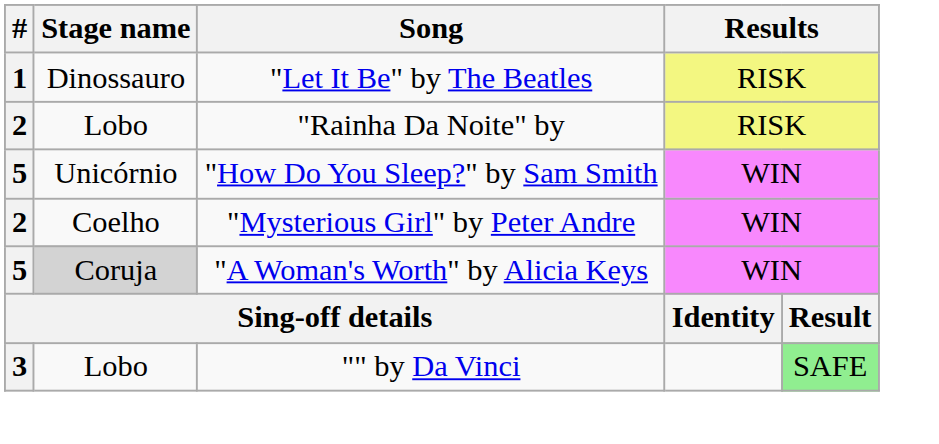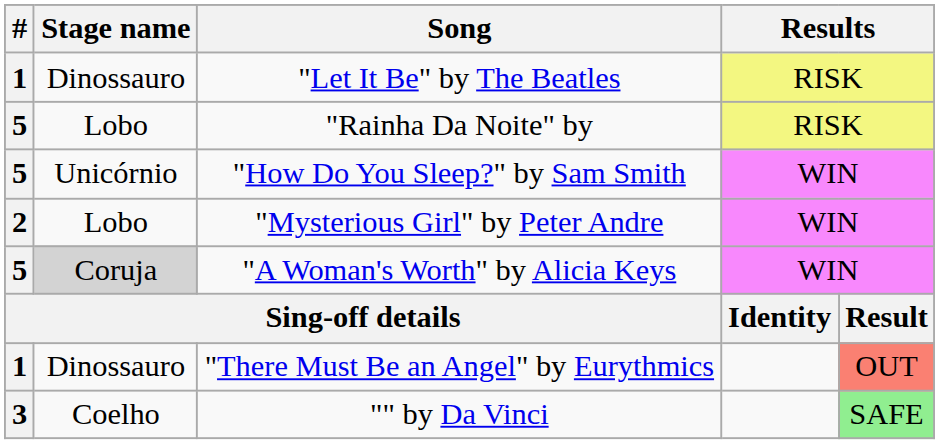(20, 125) 2 -> (20, 125) 5
(116, 221) Coelho -> (116, 221) Lobo
+ row: (459, 366)
(116, 366) Lobo -> (116, 414) Coelho
